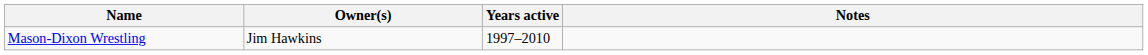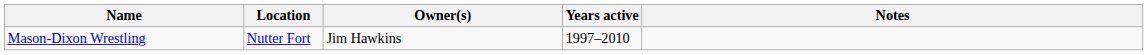+ column: (283, 15)
